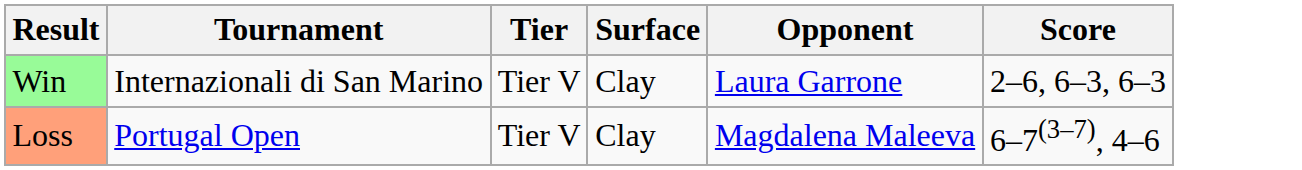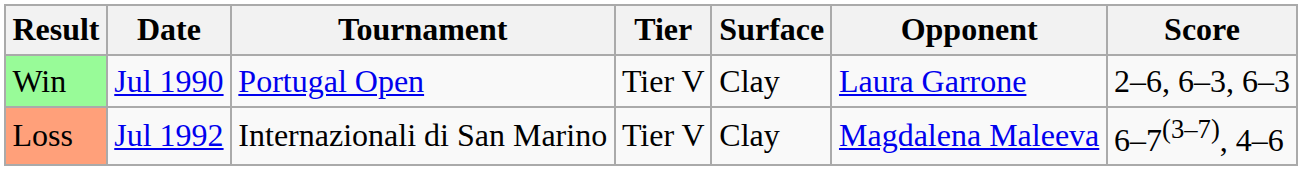+ column: (169, 29)
(299, 80) Internazionali di San Marino -> (331, 80) Portugal Open
(207, 135) Portugal Open -> (423, 135) Internazionali di San Marino
